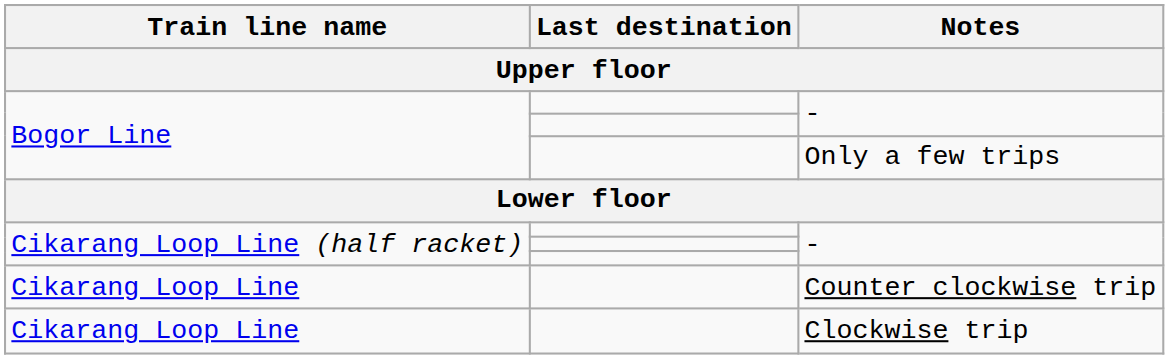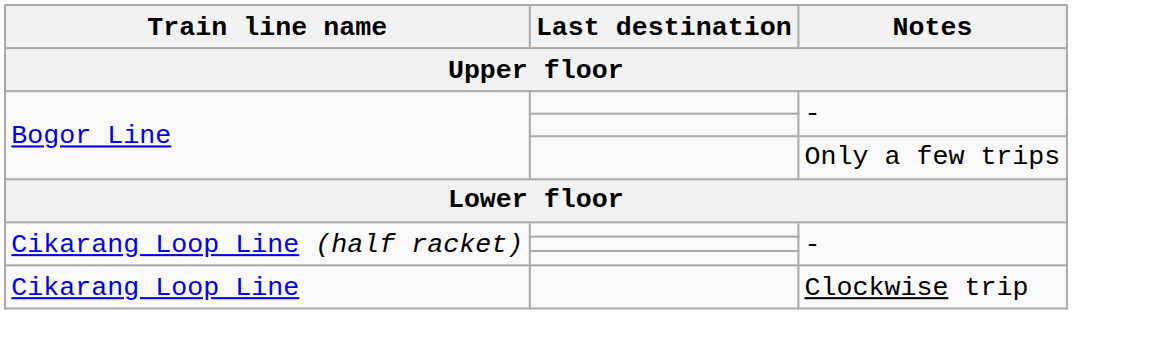- row: (155, 287)
